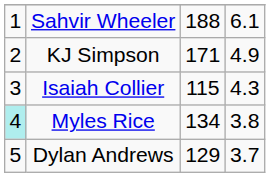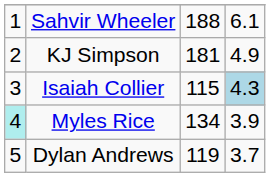(203, 54) 171 -> (203, 54) 181
(245, 88) no background -> (245, 88) lightblue background
(245, 121) 3.8 -> (245, 121) 3.9
(203, 155) 129 -> (203, 155) 119
